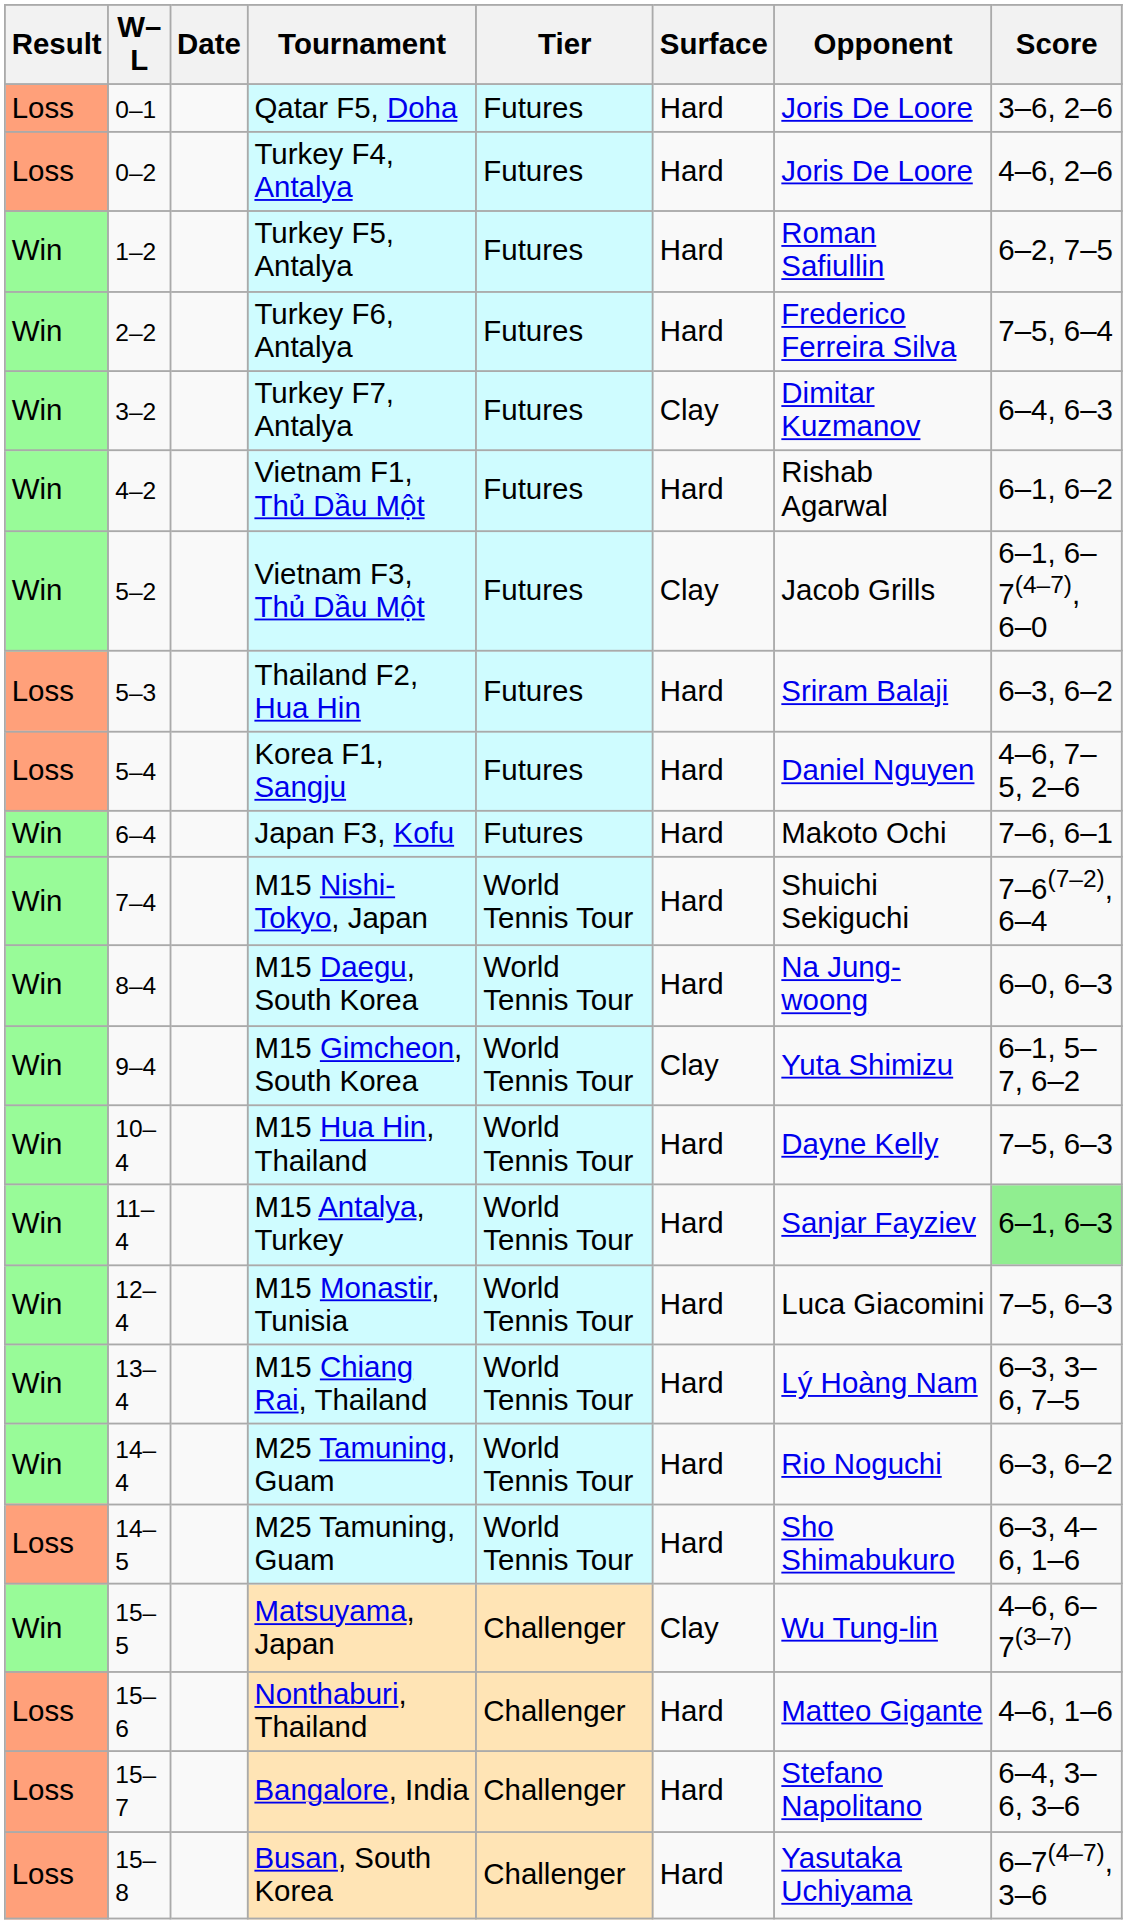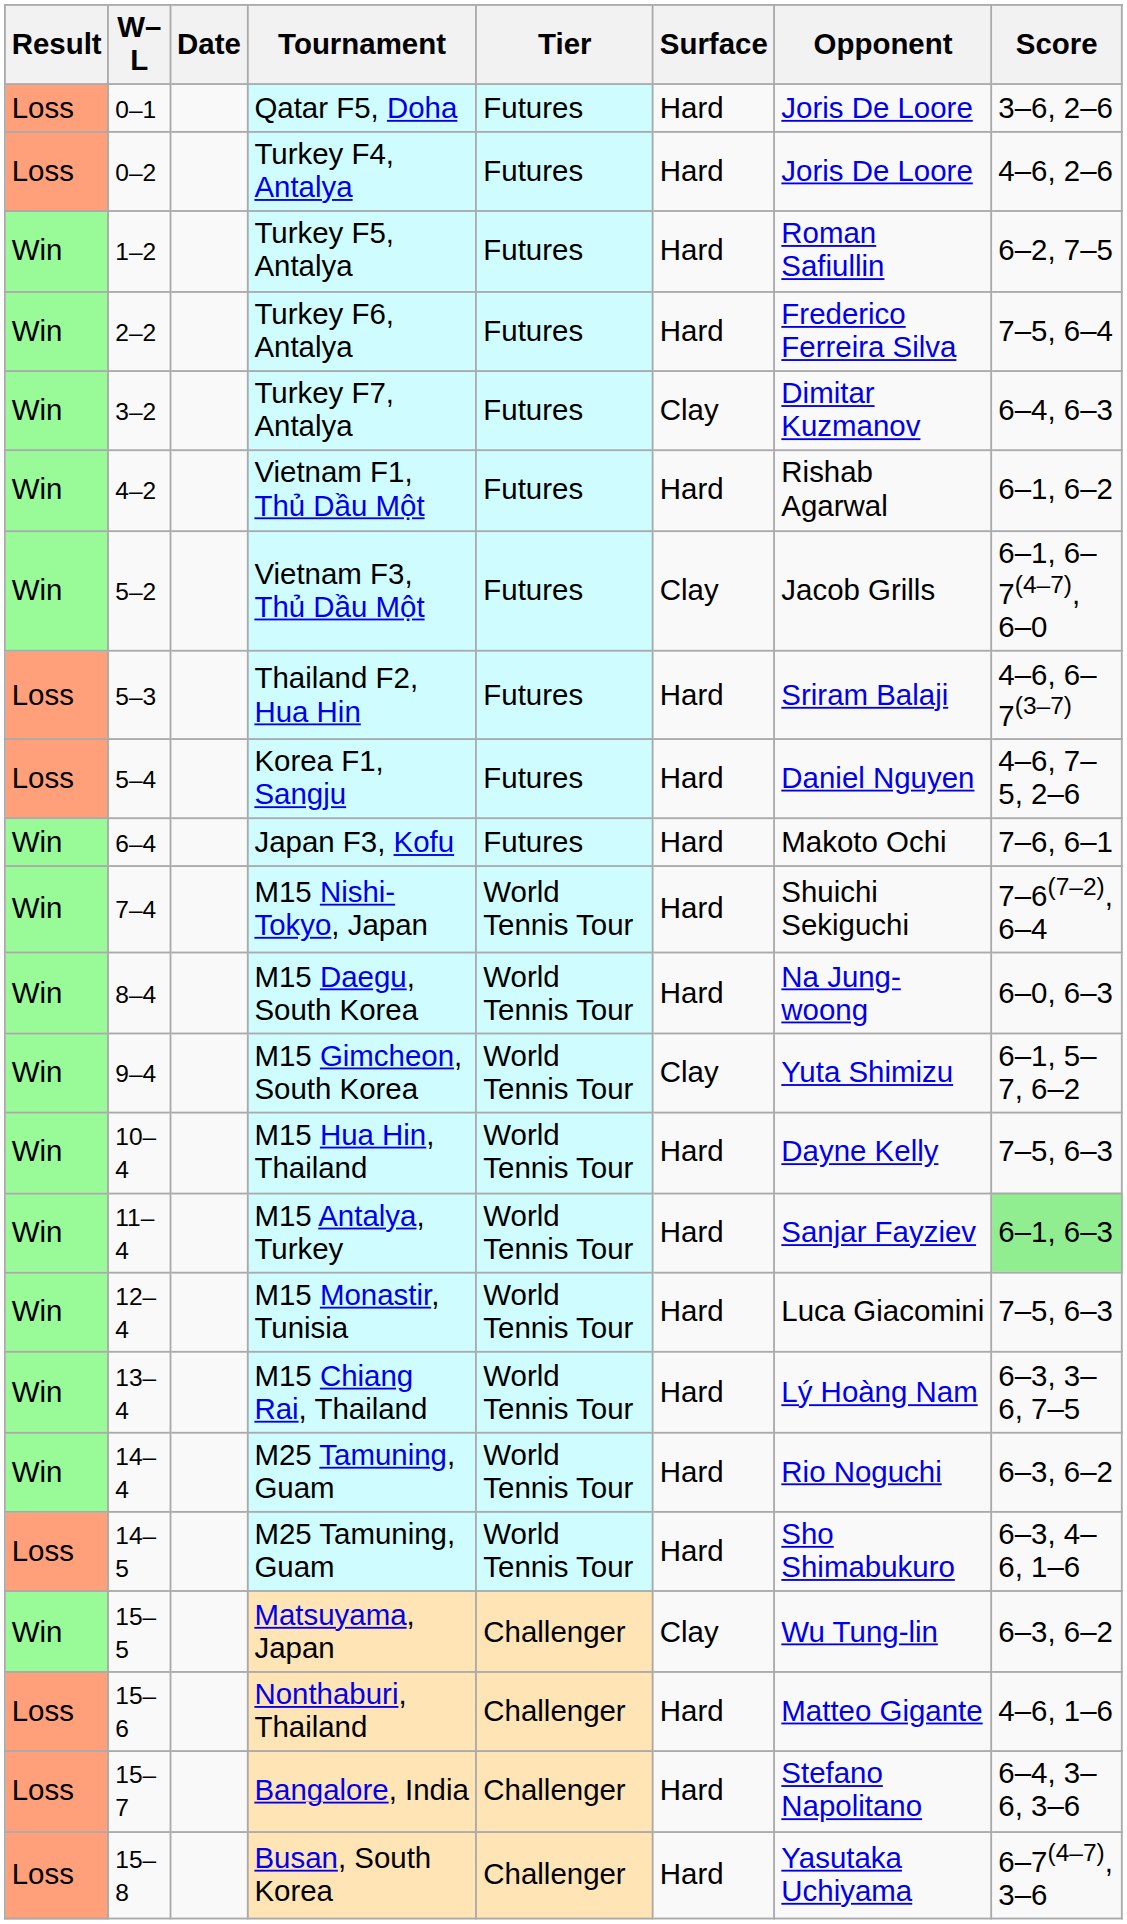(1056, 690) 6–3, 6–2 -> (1047, 694) 4–6, 6–7(3–7)
(1047, 1627) 4–6, 6–7(3–7) -> (1056, 1631) 6–3, 6–2
